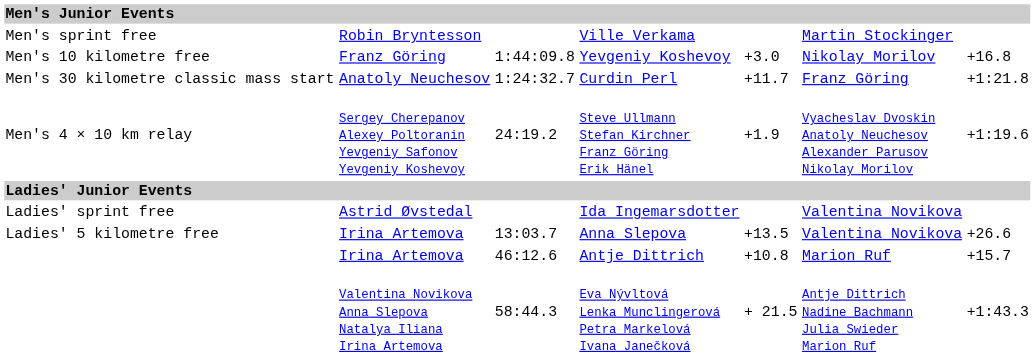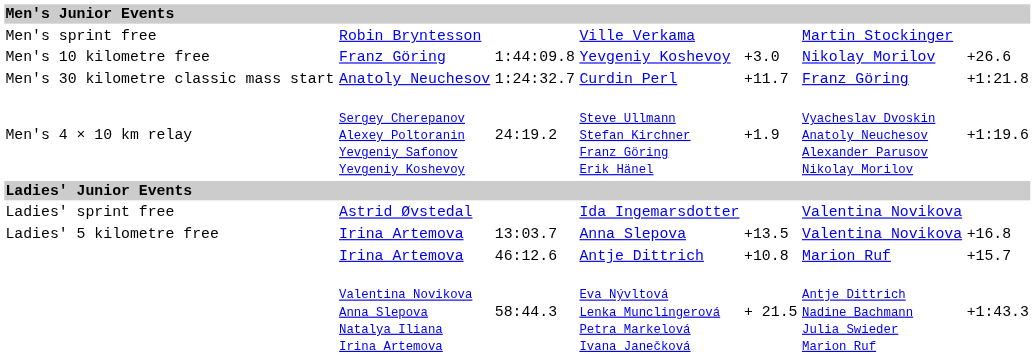(989, 57) +16.8 -> (989, 57) +26.6
(989, 234) +26.6 -> (989, 234) +16.8
